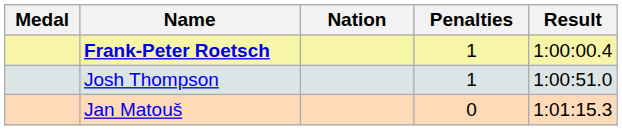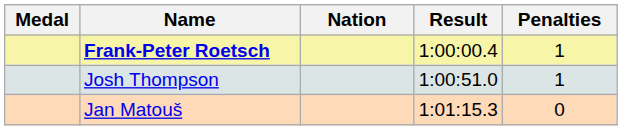columns swapped: (471, 20) <-> (573, 20)
